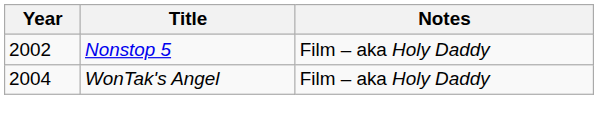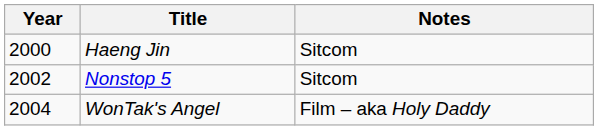+ row: (128, 49)
(395, 49) Film – aka Holy Daddy -> (329, 79) Sitcom
